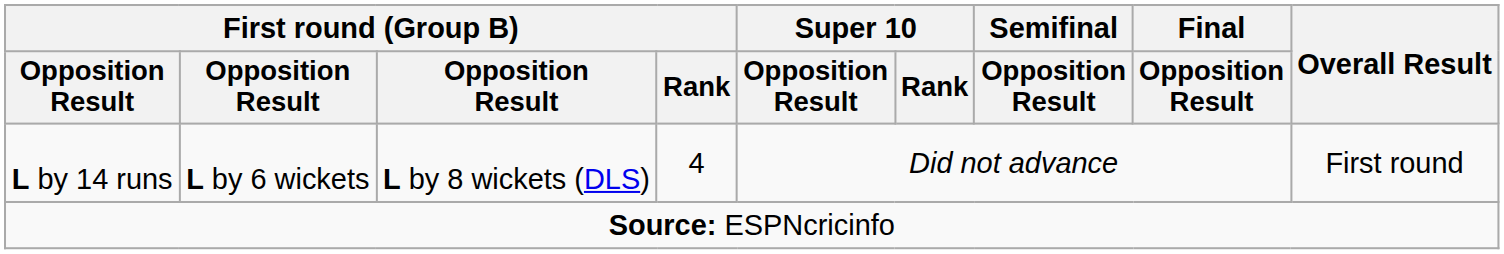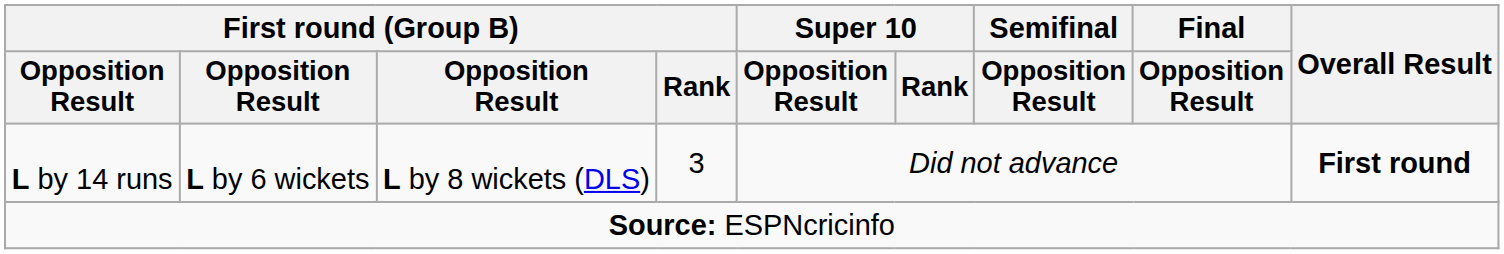(697, 163) 4 -> (697, 163) 3
(1395, 163) normal -> (1394, 163) bold
